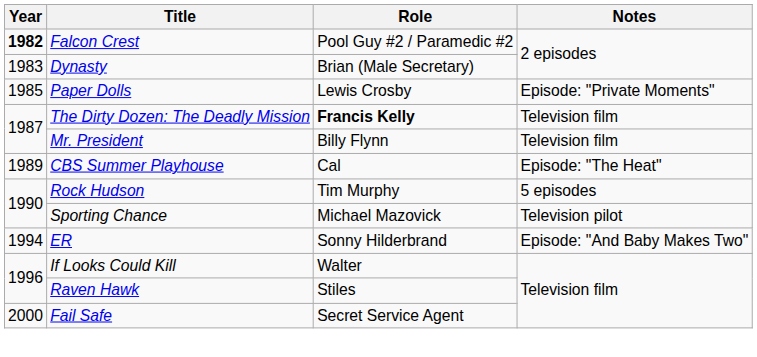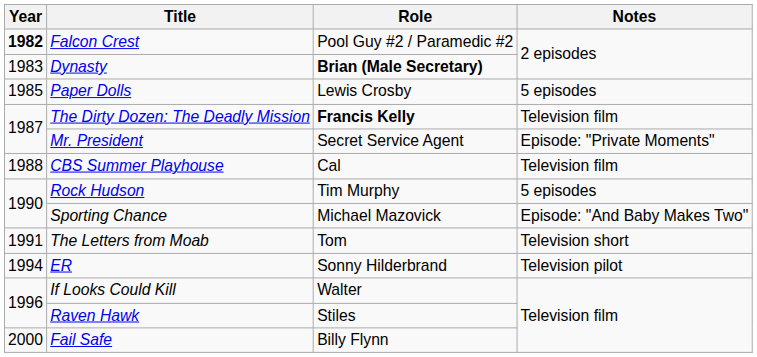(396, 66) normal -> (400, 66) bold
(618, 91) Episode: "Private Moments" -> (558, 91) 5 episodes
(353, 141) Billy Flynn -> (390, 141) Secret Service Agent
(569, 141) Television film -> (618, 141) Episode: "Private Moments"
(26, 166) 1989 -> (26, 166) 1988
(591, 166) Episode: "The Heat" -> (569, 166) Television film
(571, 215) Television pilot -> (634, 215) Episode: "And Baby Makes Two"
+ row: (130, 240)
(634, 240) Episode: "And Baby Makes Two" -> (571, 265) Television pilot
(390, 315) Secret Service Agent -> (353, 340) Billy Flynn
